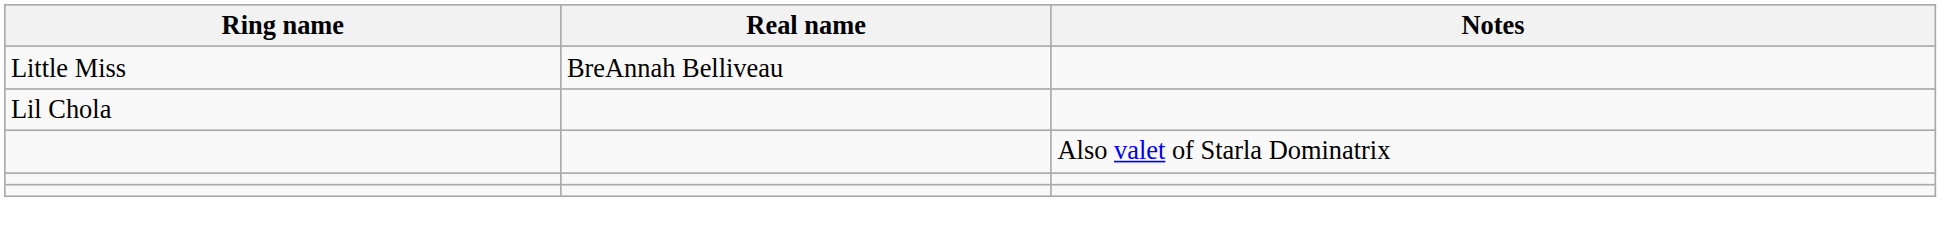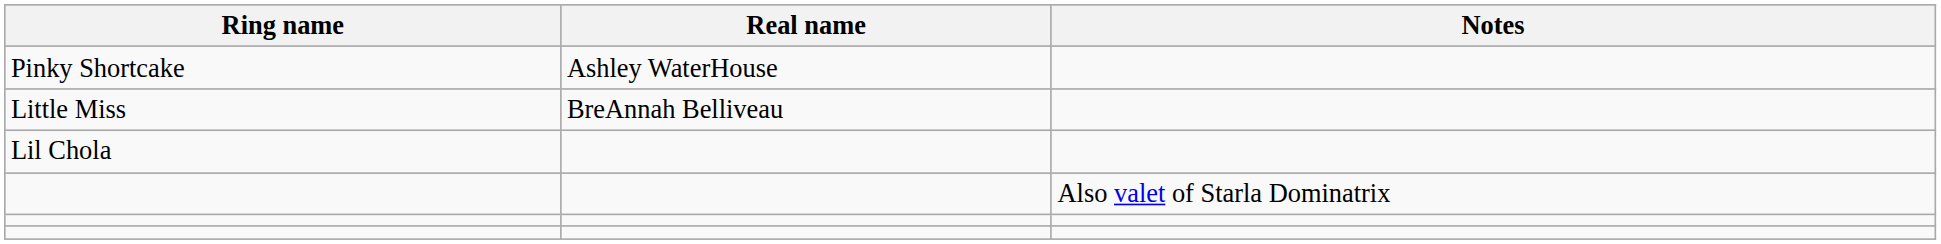+ row: (98, 67)
